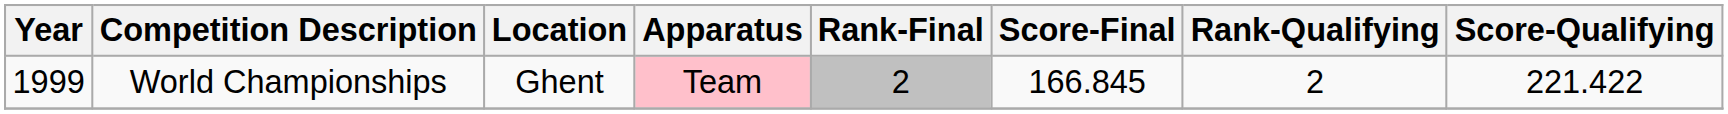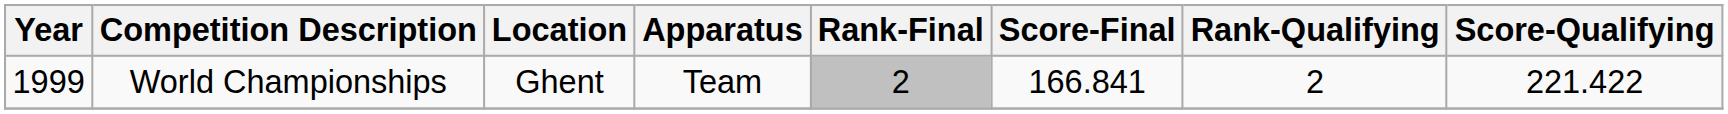(722, 81) pink background -> (722, 81) no background
(1087, 81) 166.845 -> (1087, 81) 166.841
